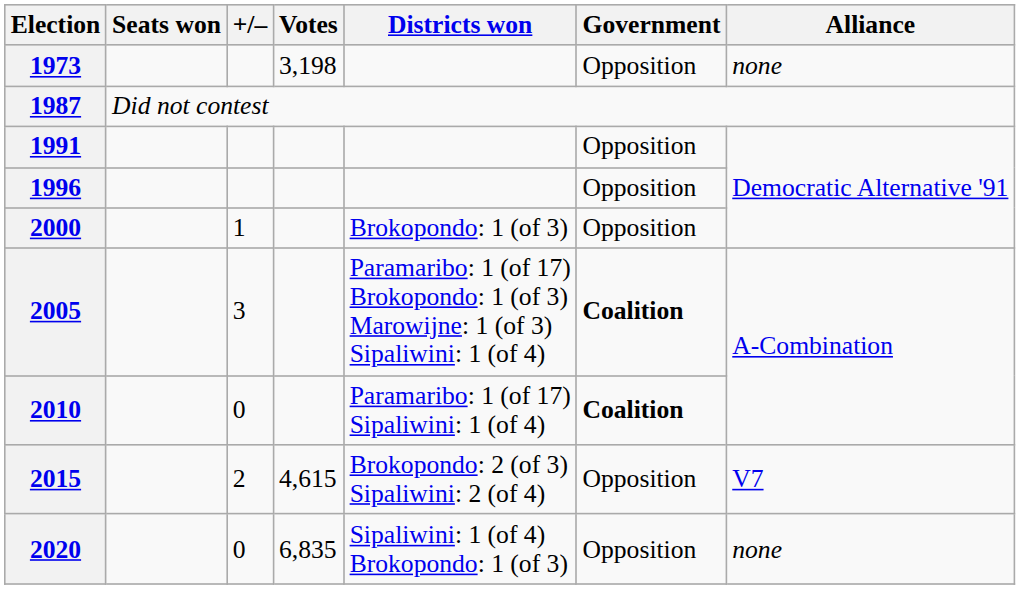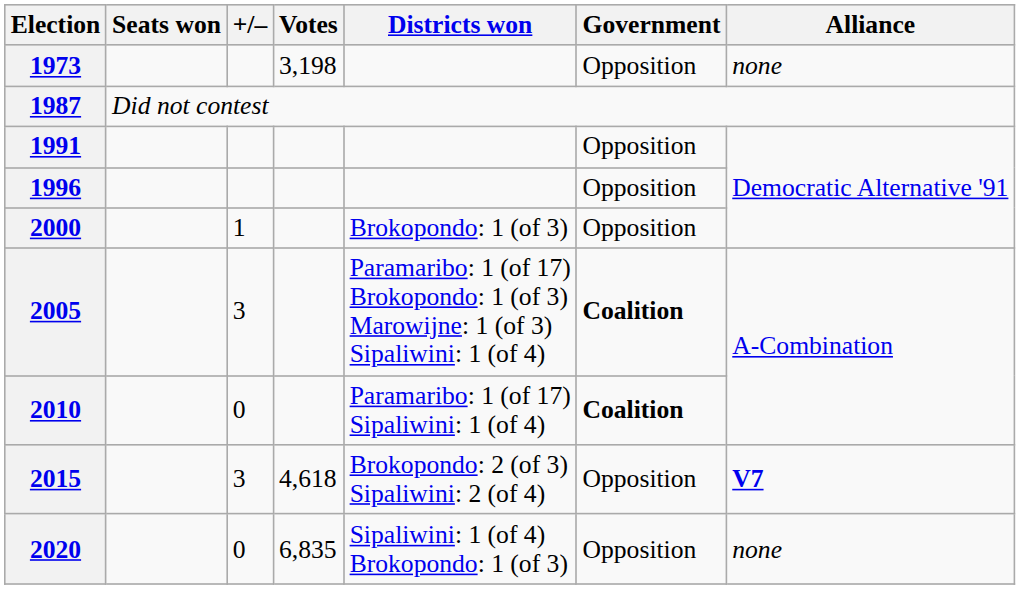(239, 479) 2 -> (239, 479) 3
(308, 479) 4,615 -> (308, 479) 4,618
(748, 479) normal -> (748, 479) bold
